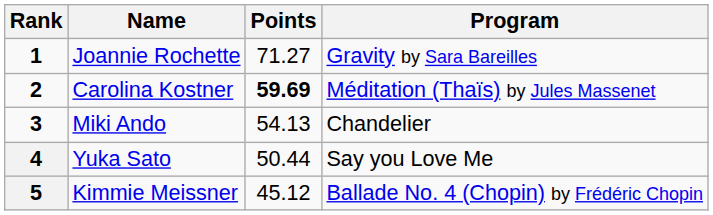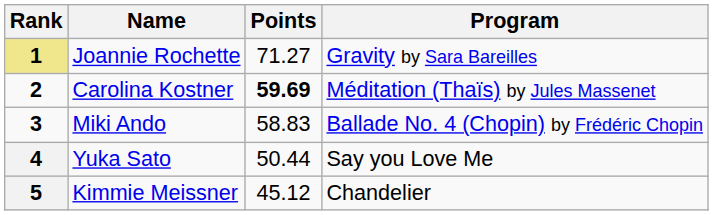(36, 55) no background -> (36, 55) khaki background
(284, 124) 54.13 -> (284, 124) 58.83
(379, 124) Chandelier -> (515, 124) Ballade No. 4 (Chopin) by Frédéric Chopin
(515, 192) Ballade No. 4 (Chopin) by Frédéric Chopin -> (379, 192) Chandelier
